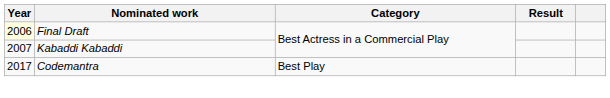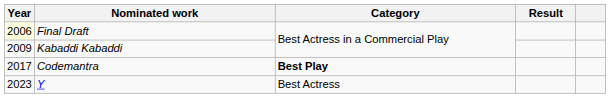(19, 48) 2007 -> (19, 48) 2009
(301, 66) normal -> (303, 66) bold
+ row: (41, 84)
